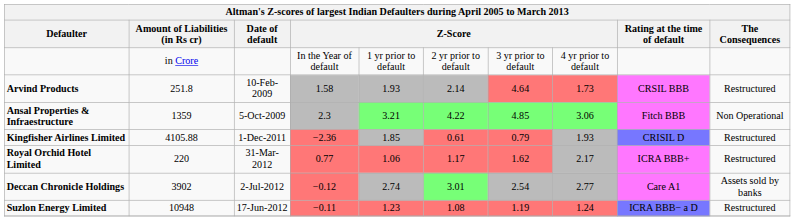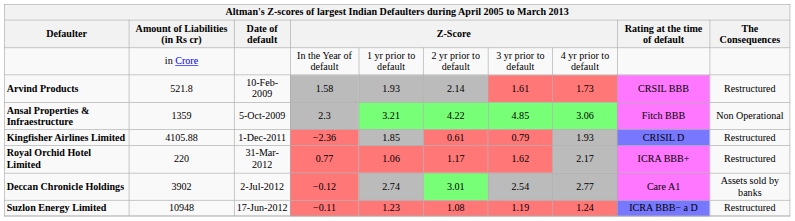(182, 88) 251.8 -> (182, 88) 521.8
(520, 88) 4.64 -> (520, 88) 1.61
